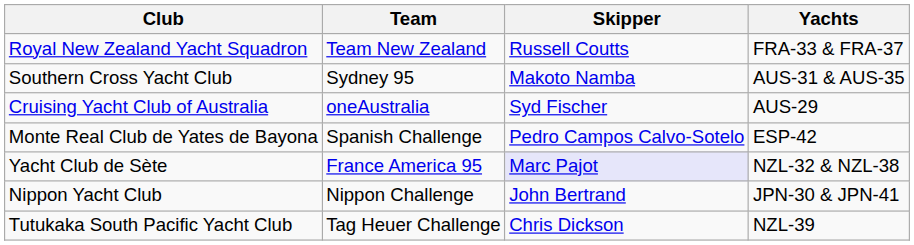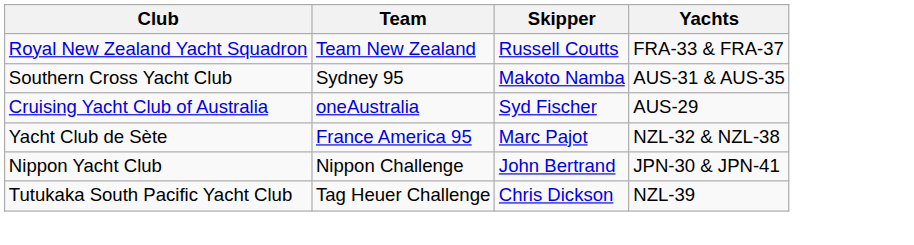- row: (163, 136)
(554, 166) lavender background -> (543, 136) no background
